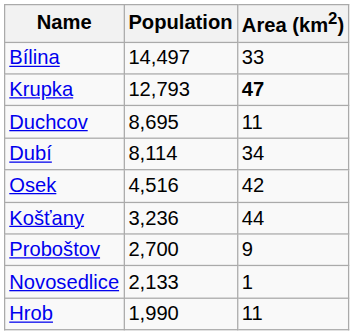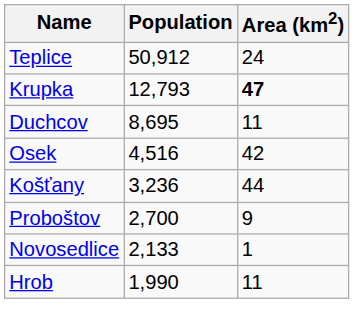+ row: (41, 57)
- row: (34, 57)
- row: (31, 153)
